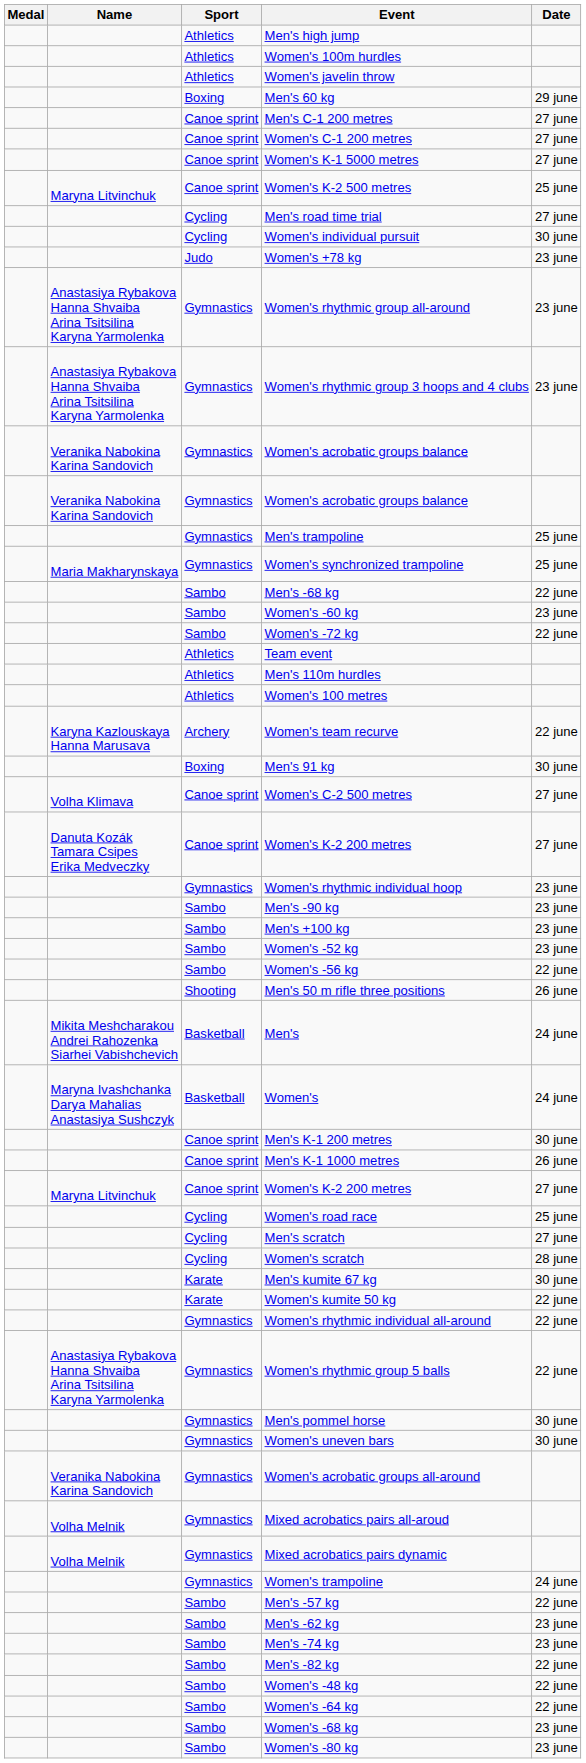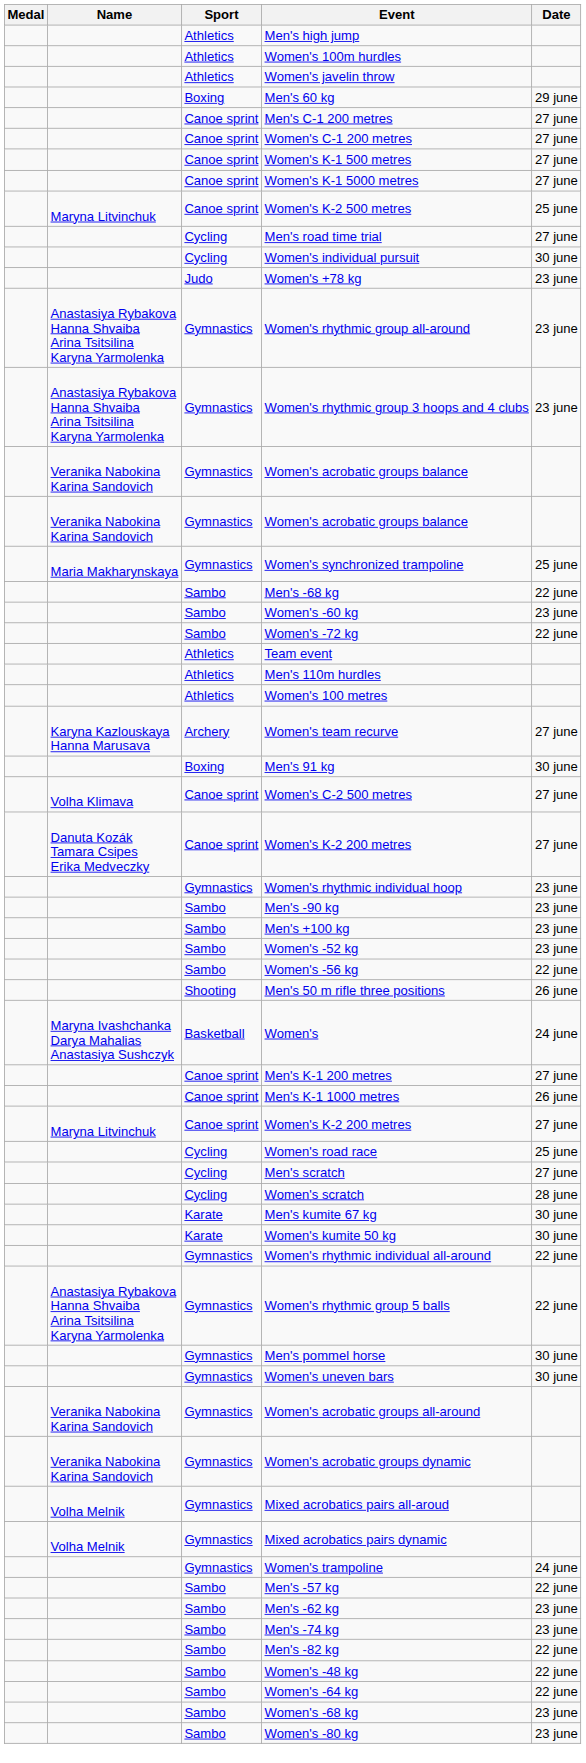+ row: (114, 160)
- row: (114, 536)
(556, 731) 22 june -> (556, 731) 27 june
- row: (114, 1040)
(556, 1140) 30 june -> (556, 1076) 27 june
(556, 1300) 22 june -> (556, 1235) 30 june
+ row: (105, 1469)
